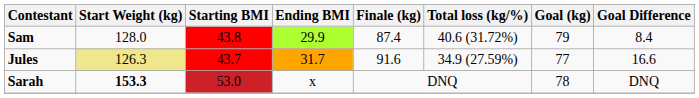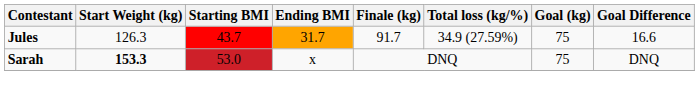- row: (21, 37)
(131, 59) khaki background -> (131, 37) no background
(389, 59) 91.6 -> (389, 37) 91.7
(563, 59) 77 -> (563, 37) 75
(563, 81) 78 -> (563, 59) 75
